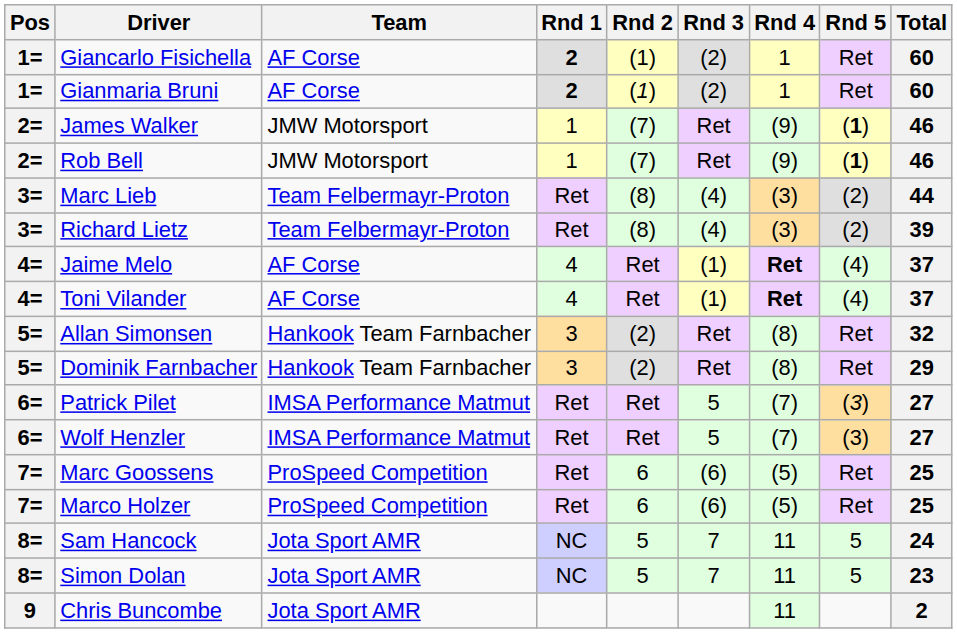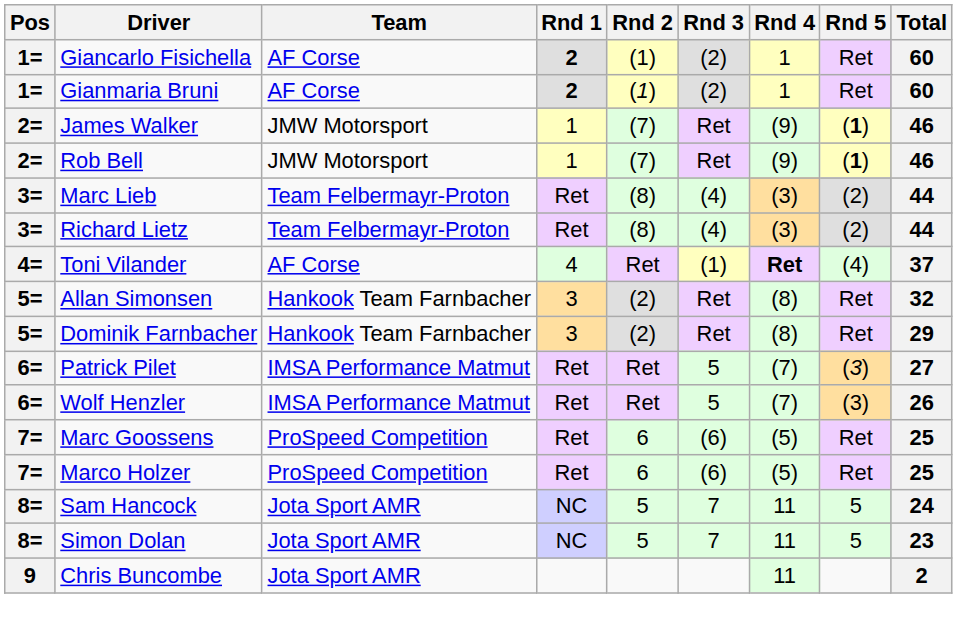(922, 230) 39 -> (922, 230) 44
- row: (116, 265)
(922, 437) 27 -> (922, 403) 26
